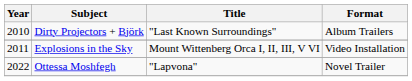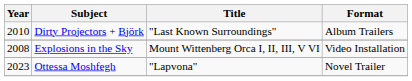(18, 48) 2011 -> (18, 48) 2008
(18, 66) 2022 -> (18, 66) 2023
